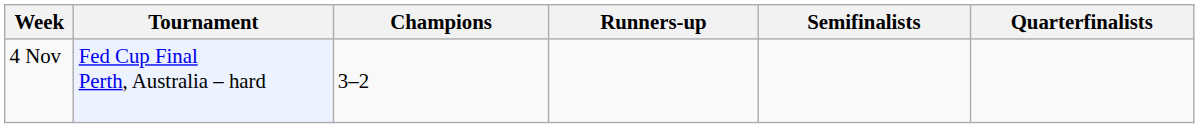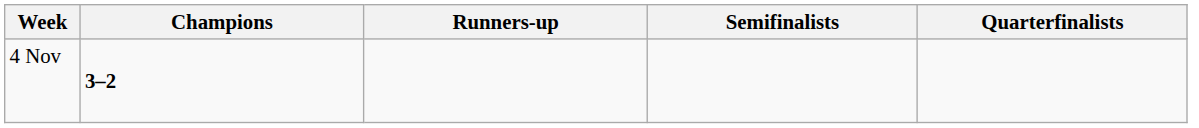- column: (203, 21)
(353, 80) normal -> (101, 80) bold
